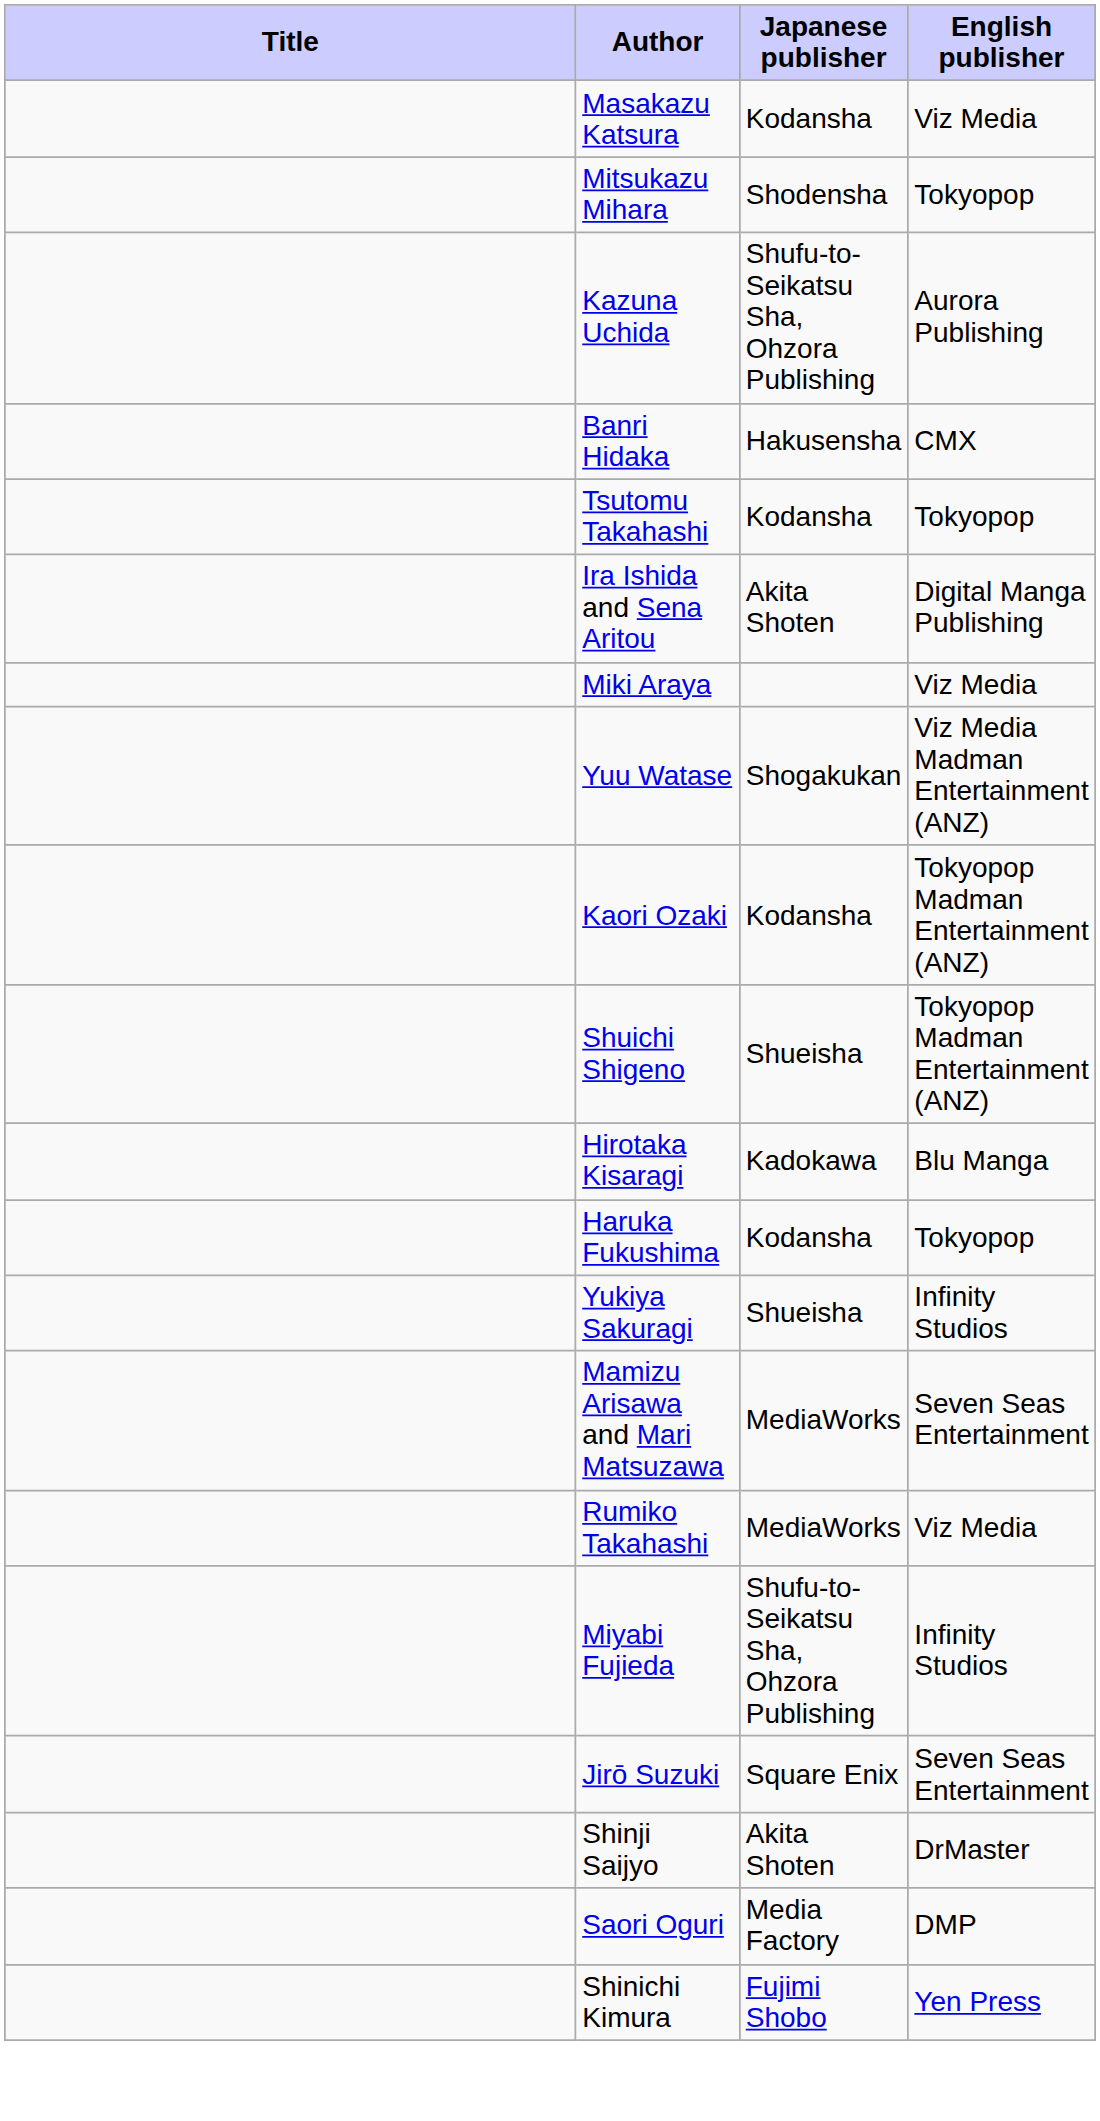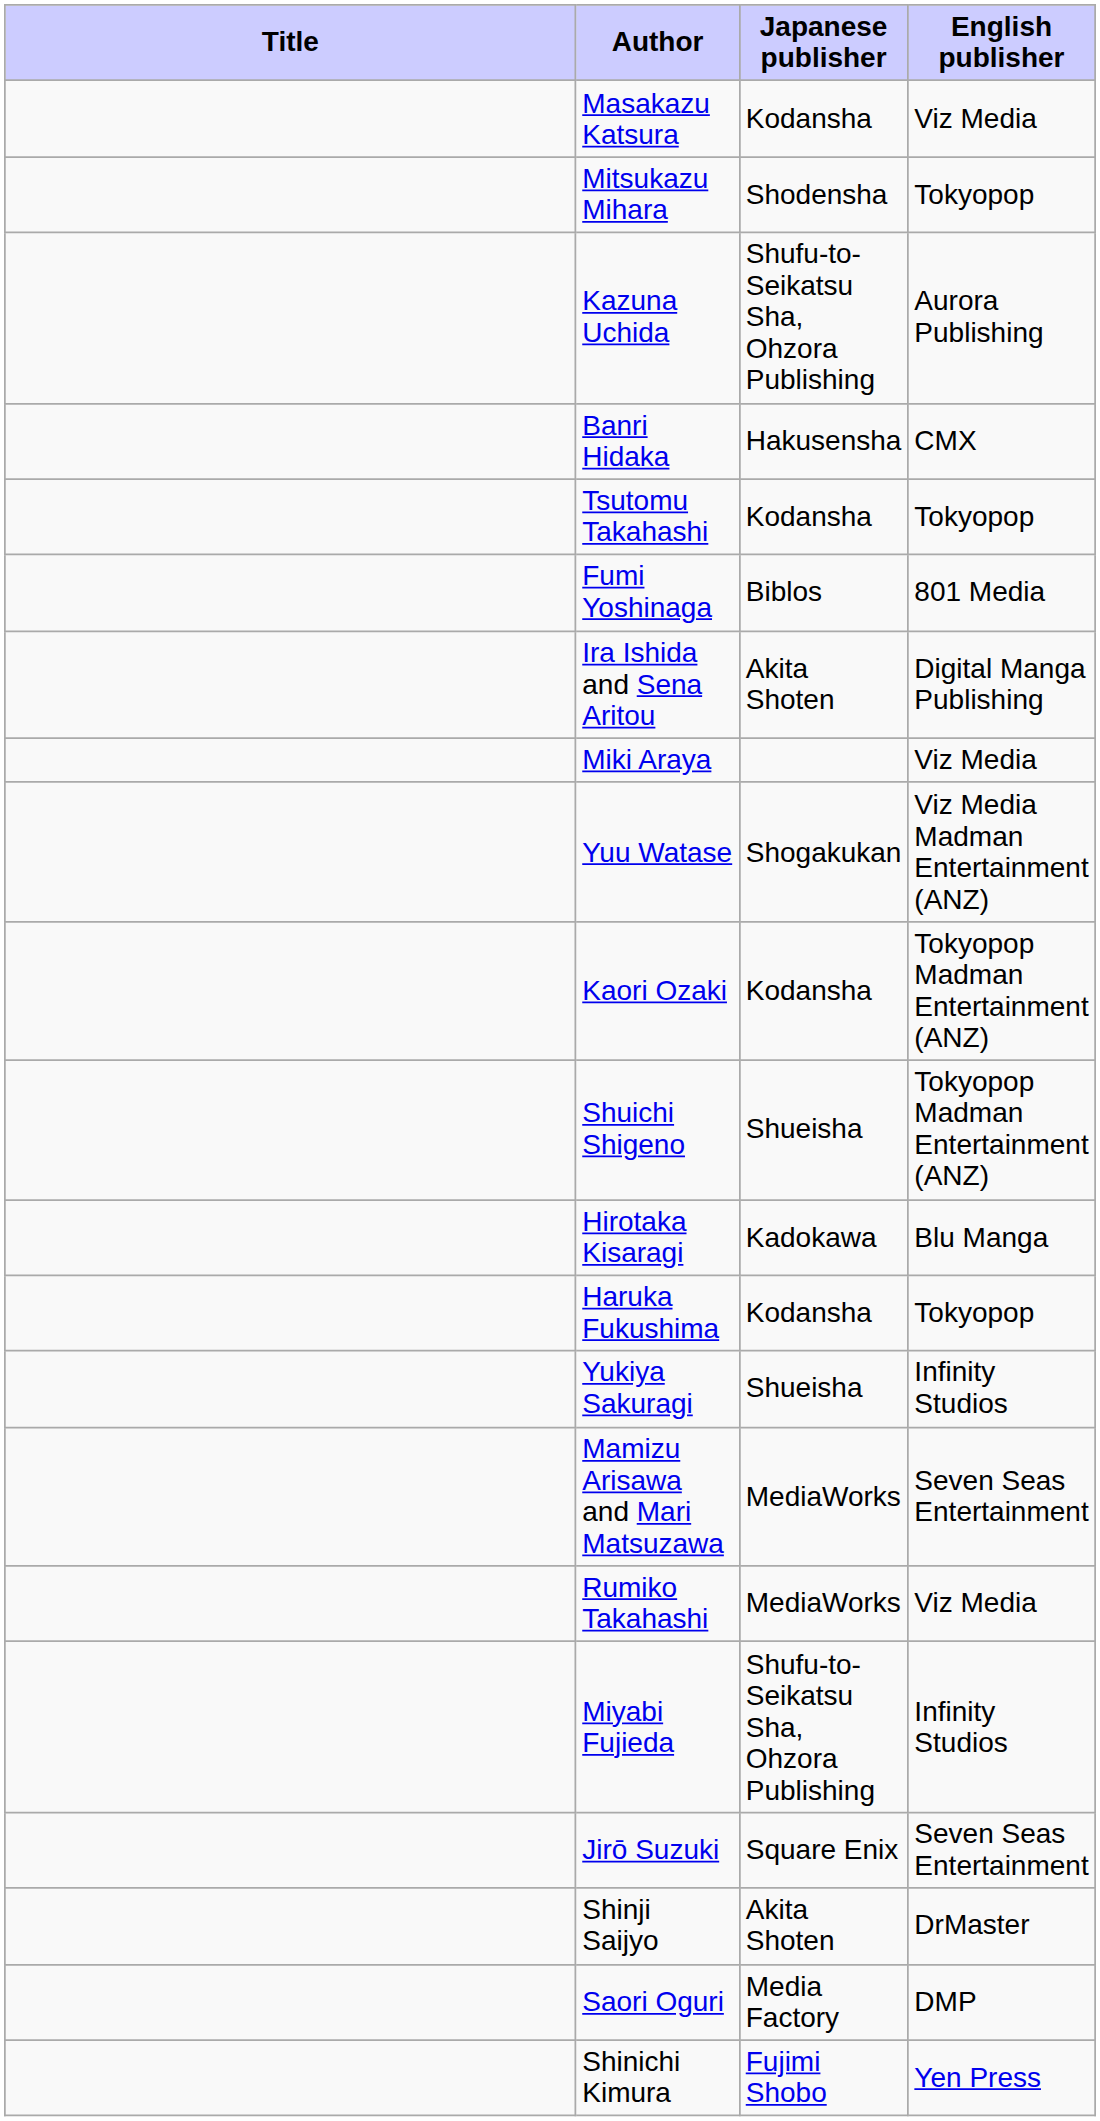+ row: (647, 592)
